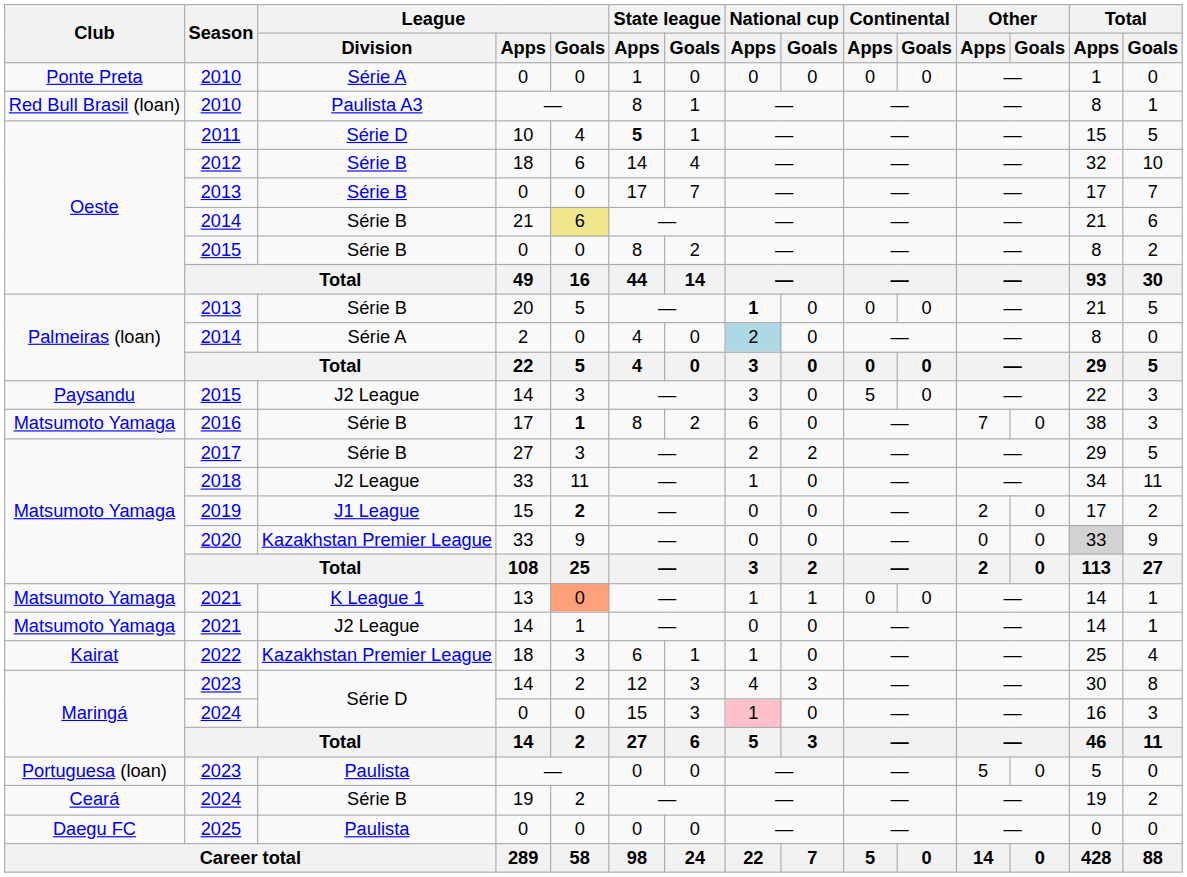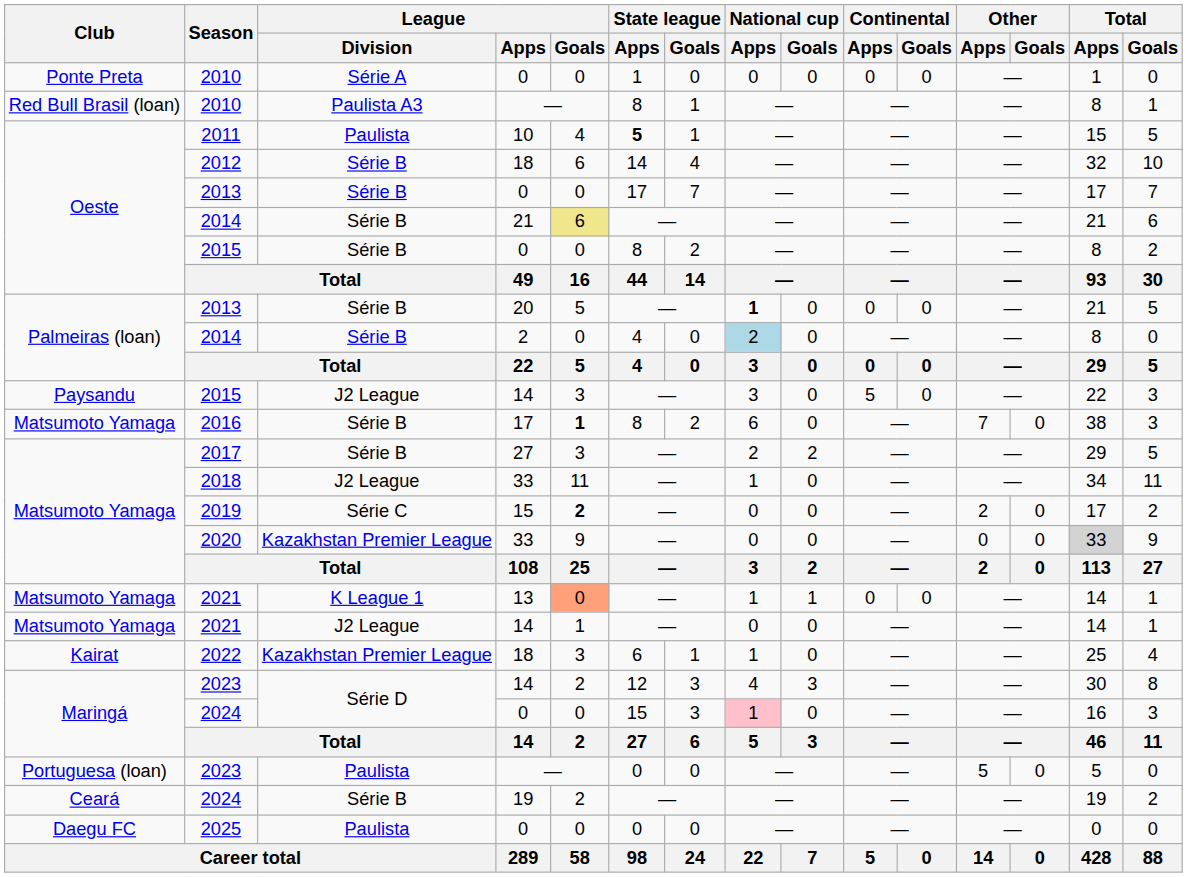(377, 134) Série D -> (377, 134) Paulista
(377, 337) Série A -> (377, 337) Série B
(377, 510) J1 League -> (377, 510) Série C
